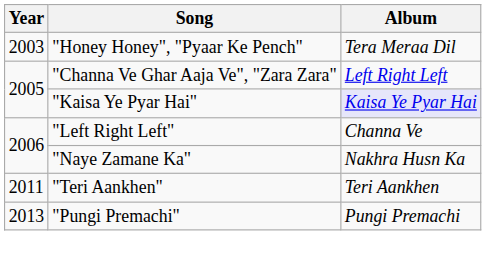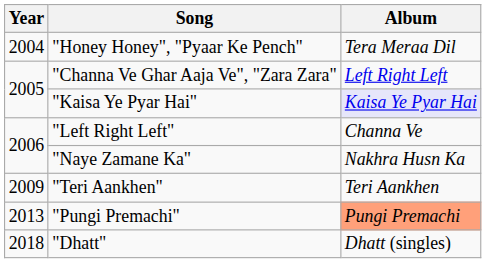(26, 46) 2003 -> (26, 46) 2004
(26, 187) 2011 -> (26, 187) 2009
(402, 215) no background -> (402, 215) lightsalmon background
+ row: (79, 243)
